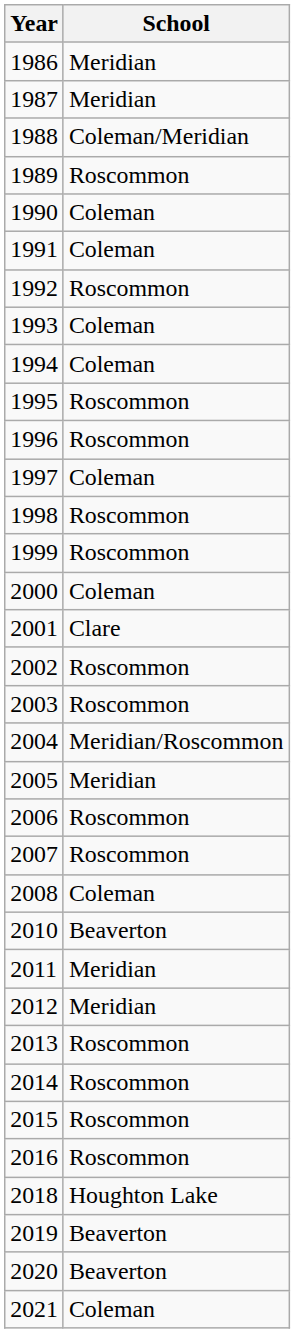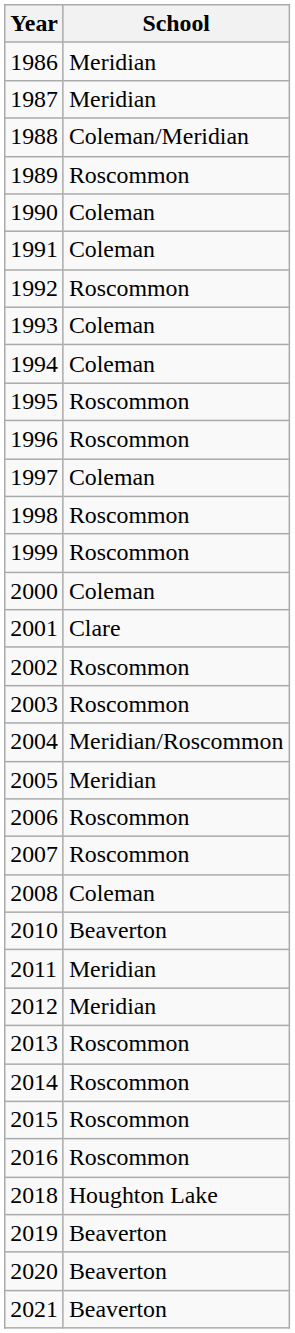(112, 1308) Coleman -> (118, 1308) Beaverton
